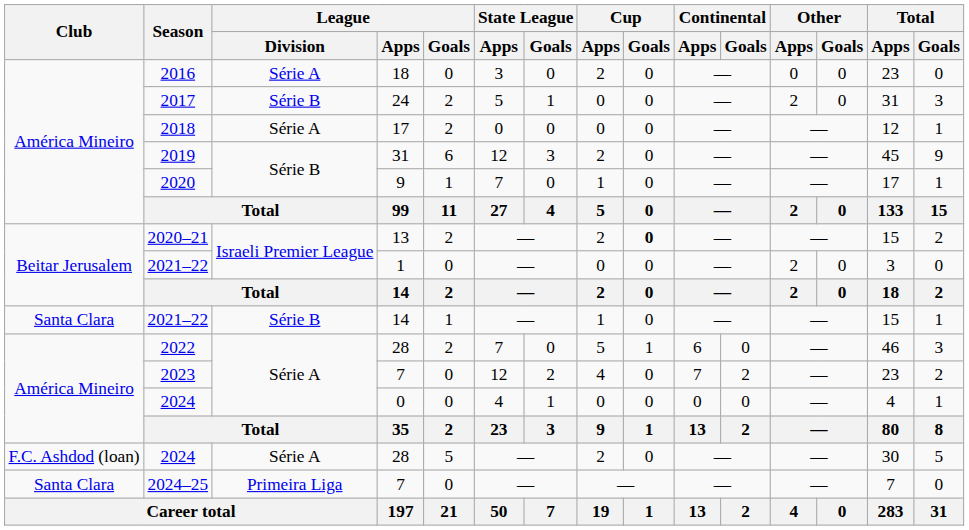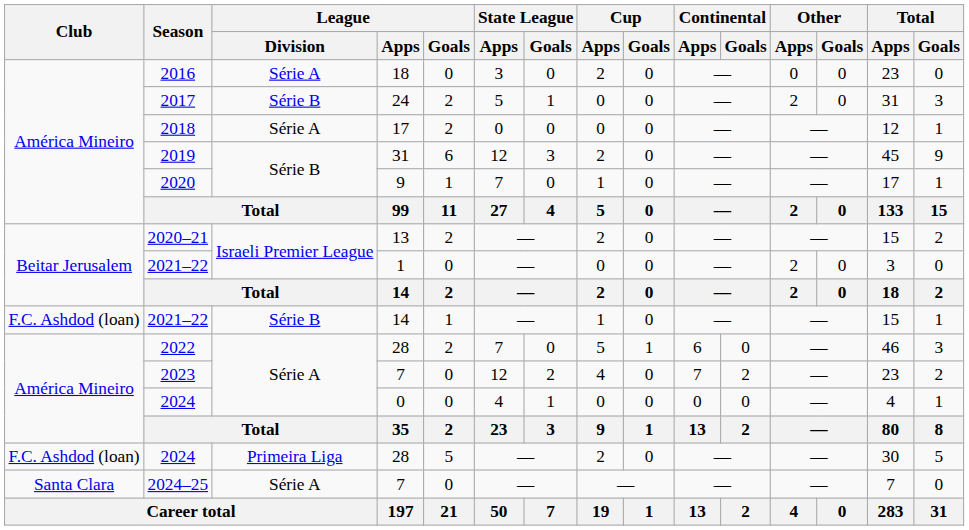(649, 237) bold -> (649, 237) normal
(74, 319) Santa Clara -> (74, 319) F.C. Ashdod (loan)
(295, 456) Série A -> (295, 456) Primeira Liga
(295, 484) Primeira Liga -> (295, 484) Série A
